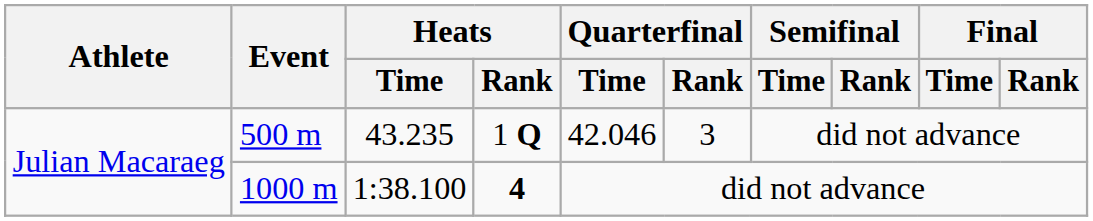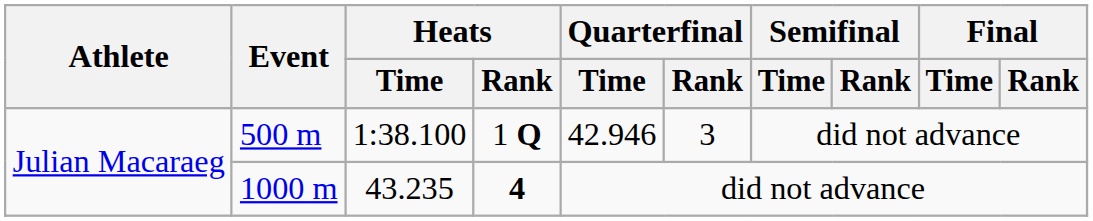(410, 135) 43.235 -> (410, 135) 1:38.100
(612, 135) 42.046 -> (612, 135) 42.946
(410, 188) 1:38.100 -> (410, 188) 43.235
